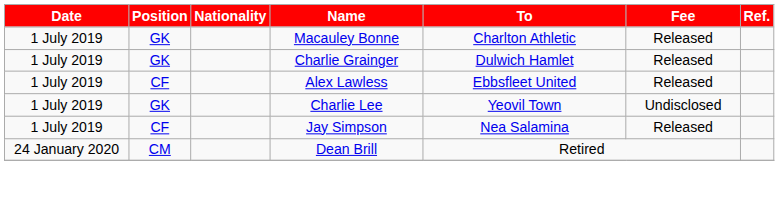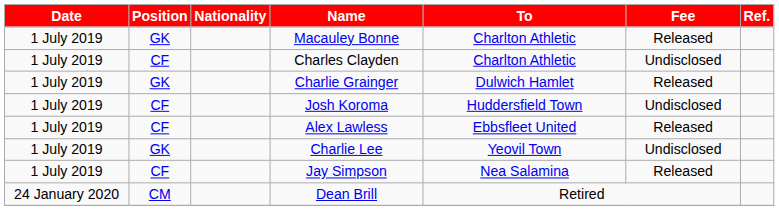+ row: (346, 61)
+ row: (346, 105)
